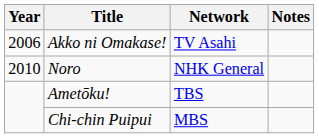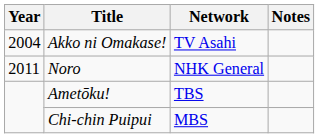(24, 42) 2006 -> (24, 42) 2004
(24, 68) 2010 -> (24, 68) 2011
